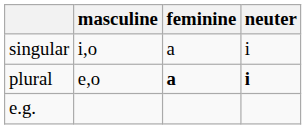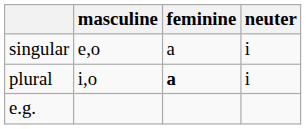(87, 49) i,o -> (89, 49) e,o
(89, 78) e,o -> (87, 78) i,o
(247, 78) bold -> (247, 78) normal
